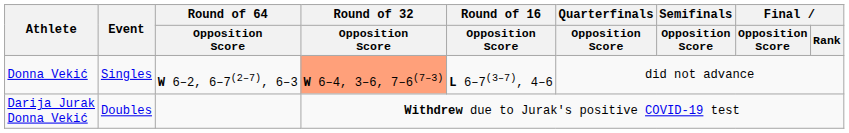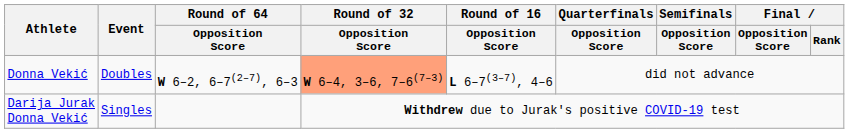(126, 74) Singles -> (126, 74) Doubles
(126, 111) Doubles -> (126, 111) Singles
